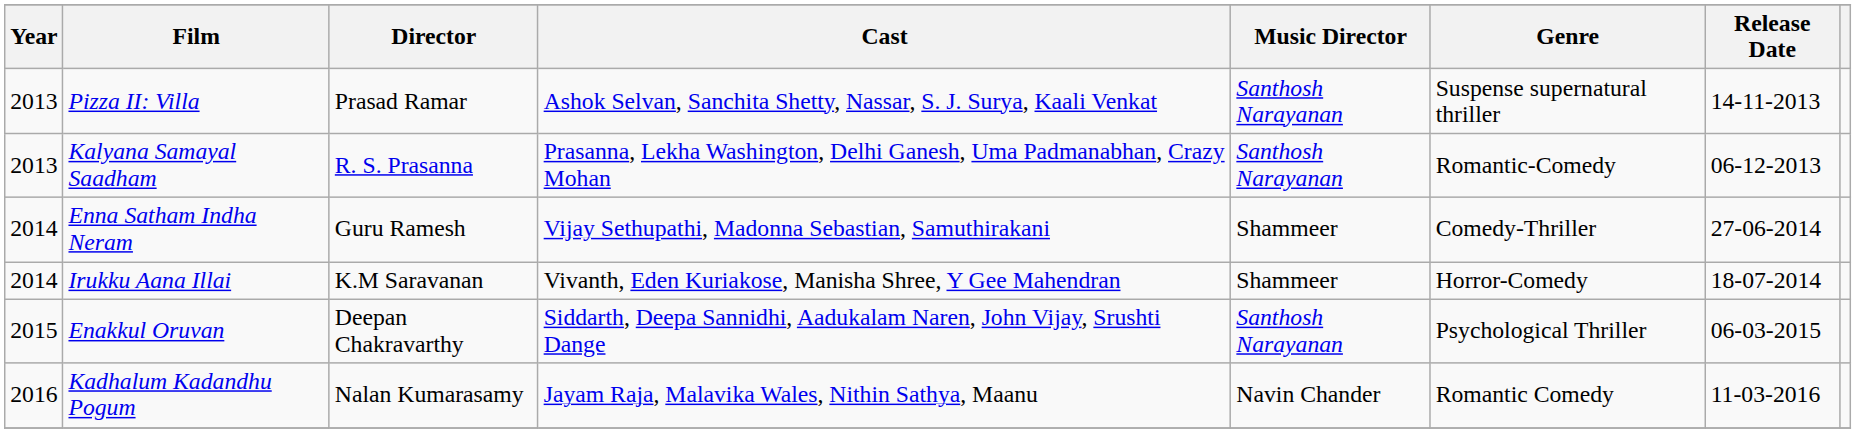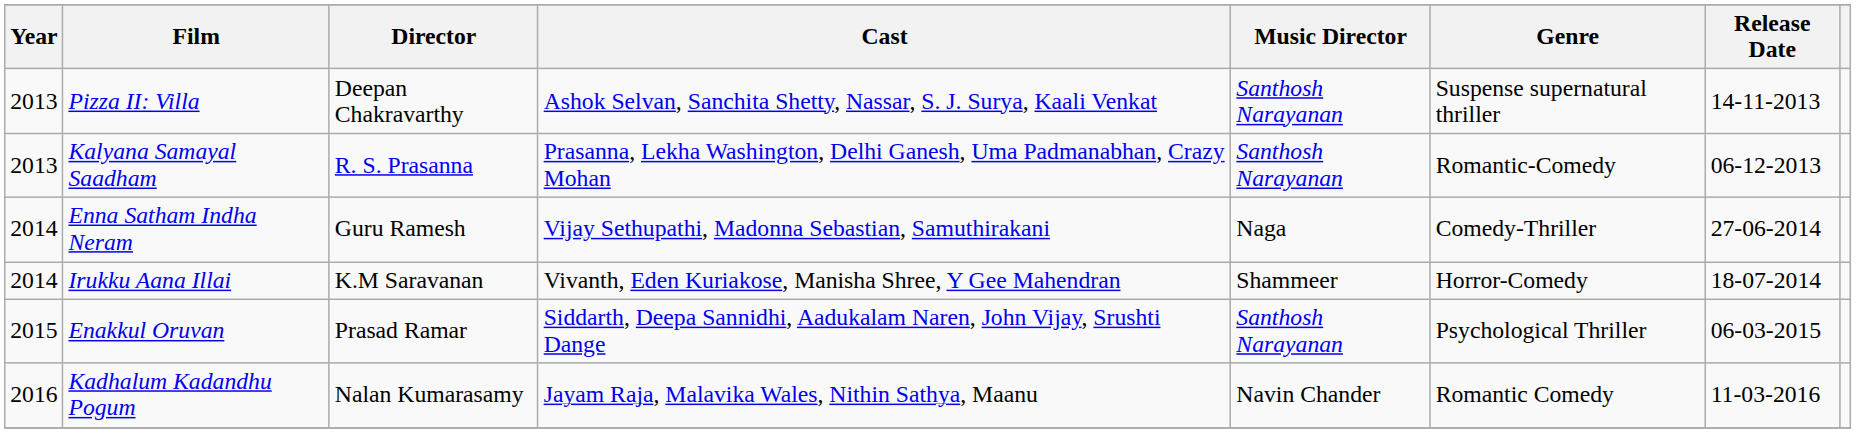(401, 100) Prasad Ramar -> (399, 100) Deepan Chakravarthy
(1287, 229) Shammeer -> (1261, 229) Naga
(399, 330) Deepan Chakravarthy -> (401, 330) Prasad Ramar
